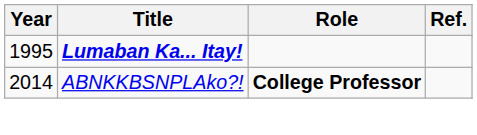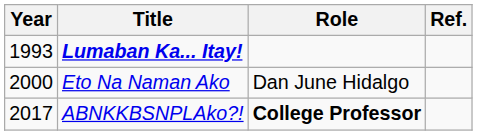(31, 51) 1995 -> (31, 51) 1993
+ row: (146, 82)
(31, 82) 2014 -> (31, 113) 2017
